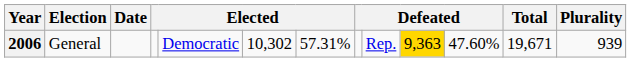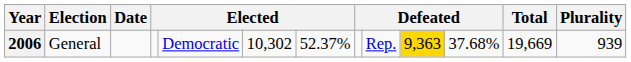(325, 43) 57.31% -> (325, 43) 52.37%
(474, 43) 47.60% -> (474, 43) 37.68%
(530, 43) 19,671 -> (530, 43) 19,669
